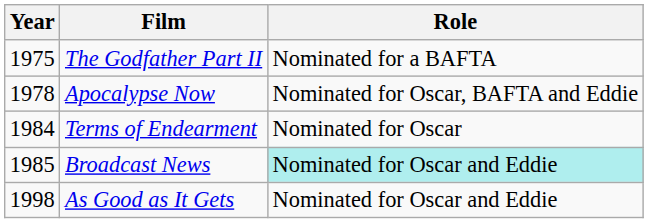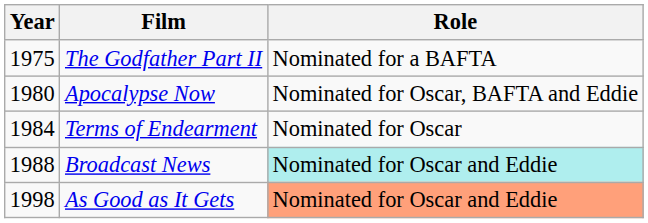(32, 93) 1978 -> (32, 93) 1980
(32, 164) 1985 -> (32, 164) 1988
(415, 199) no background -> (415, 199) lightsalmon background
